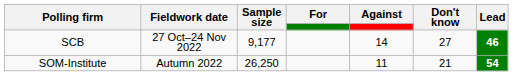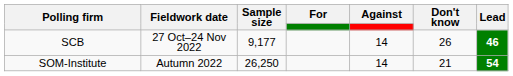(445, 43) 27 -> (445, 43) 26
(382, 63) 11 -> (382, 63) 14
